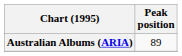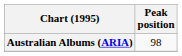(156, 42) 89 -> (156, 42) 98
